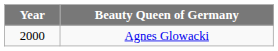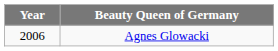(32, 35) 2000 -> (32, 35) 2006
